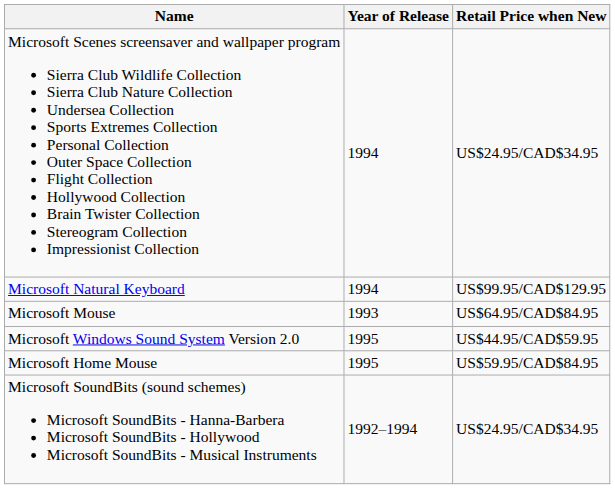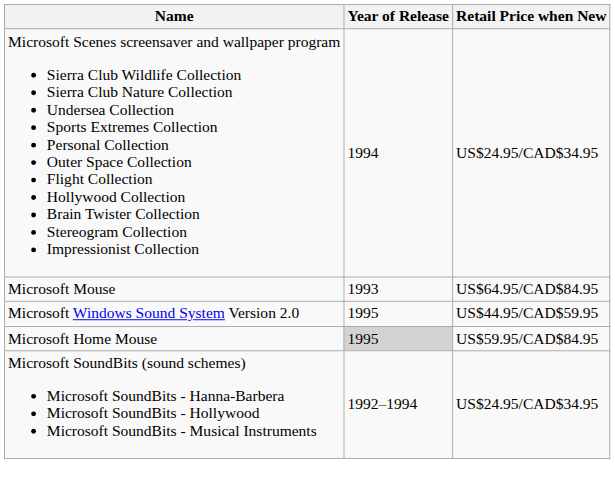- row: (96, 289)
(363, 362) no background -> (363, 338) lightgrey background
